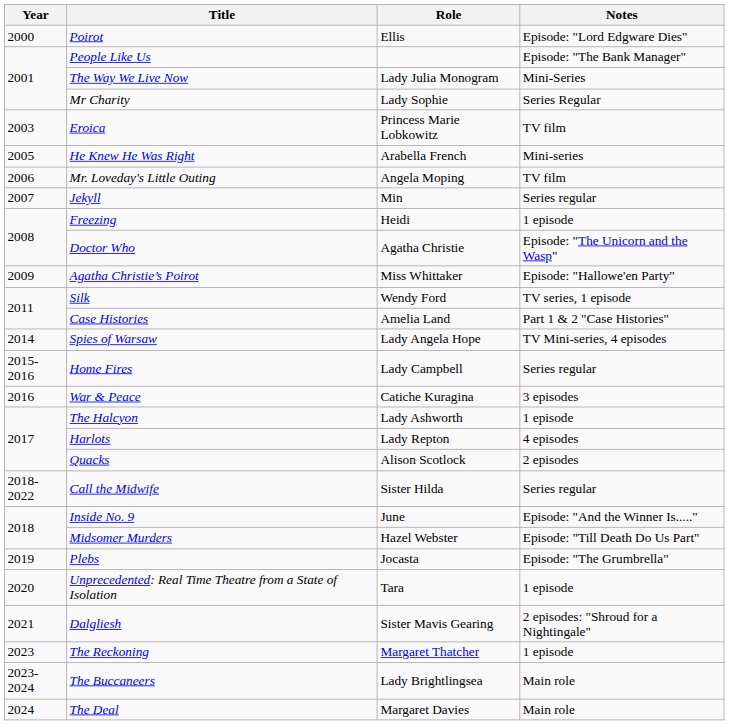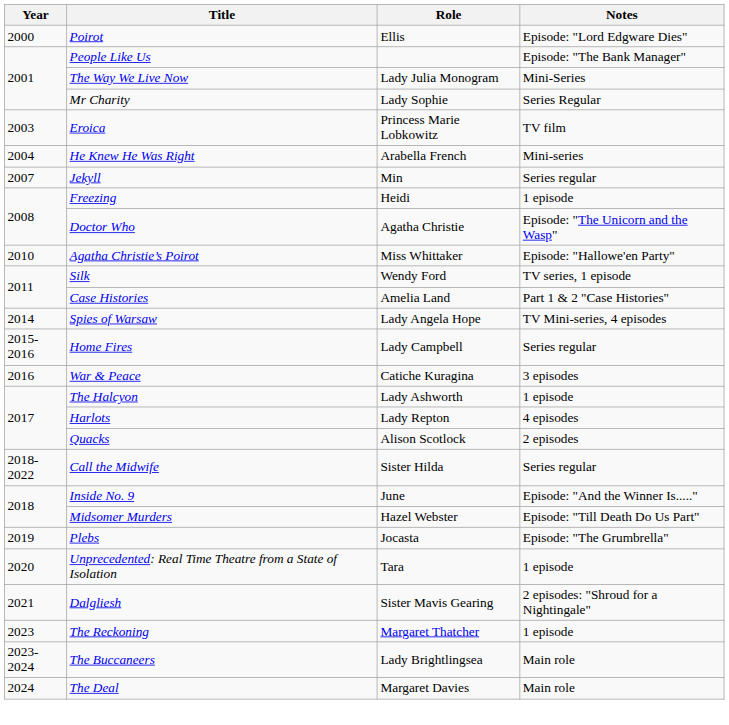(21, 156) 2005 -> (21, 156) 2004
- row: (143, 177)
(21, 276) 2009 -> (21, 255) 2010
